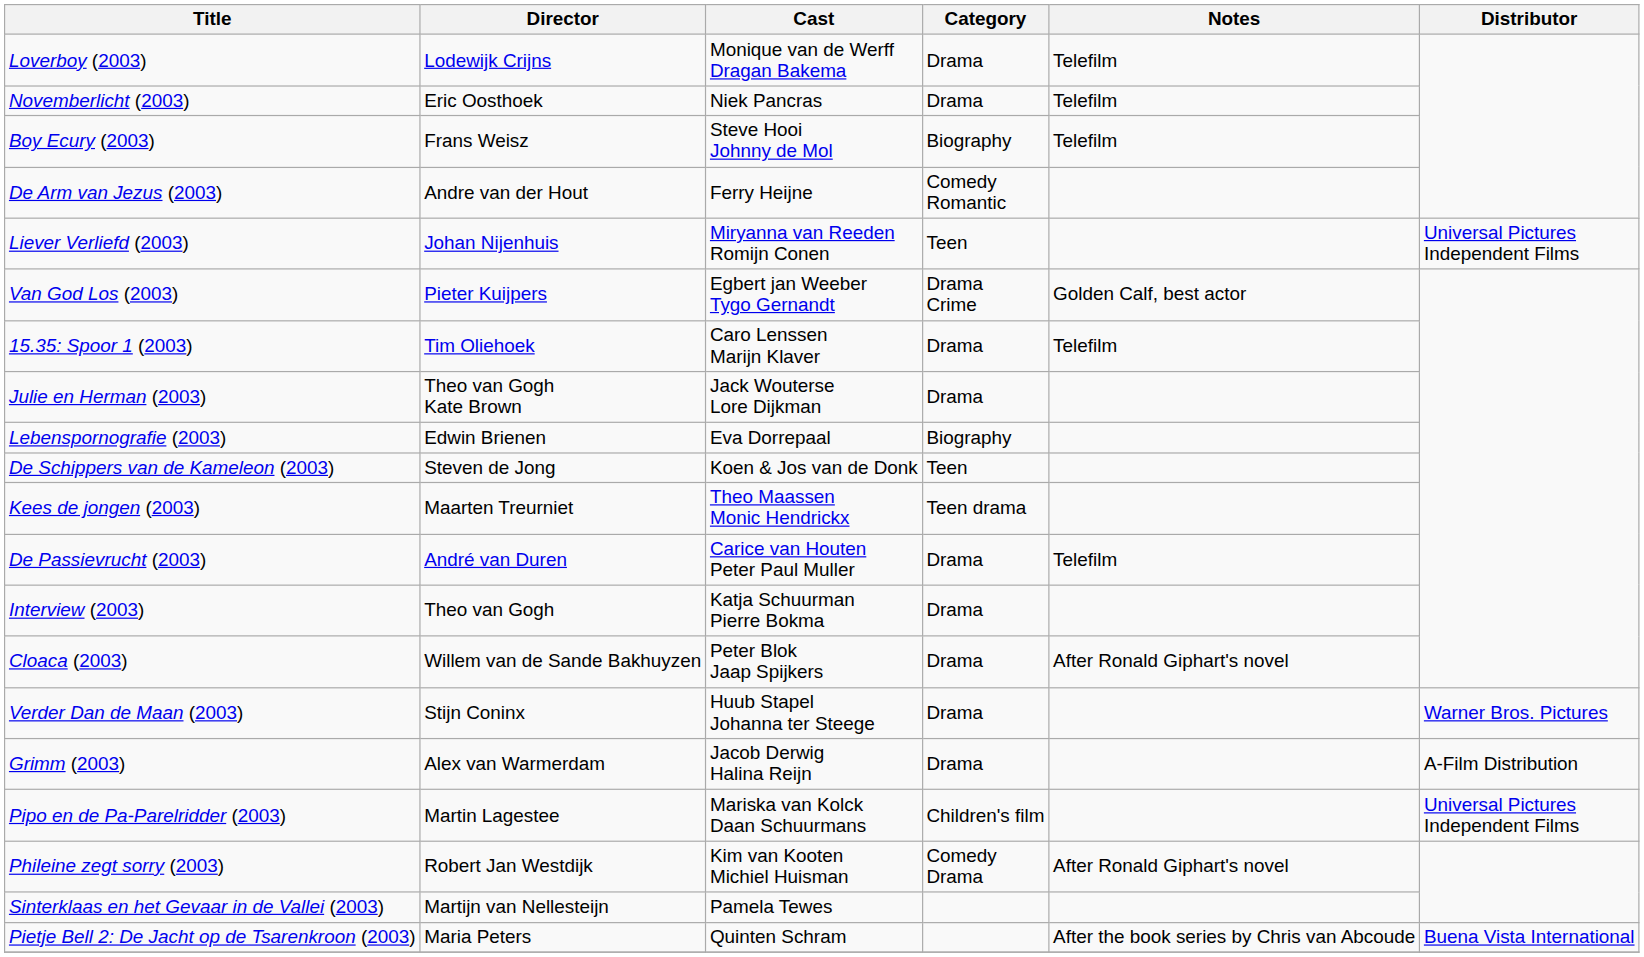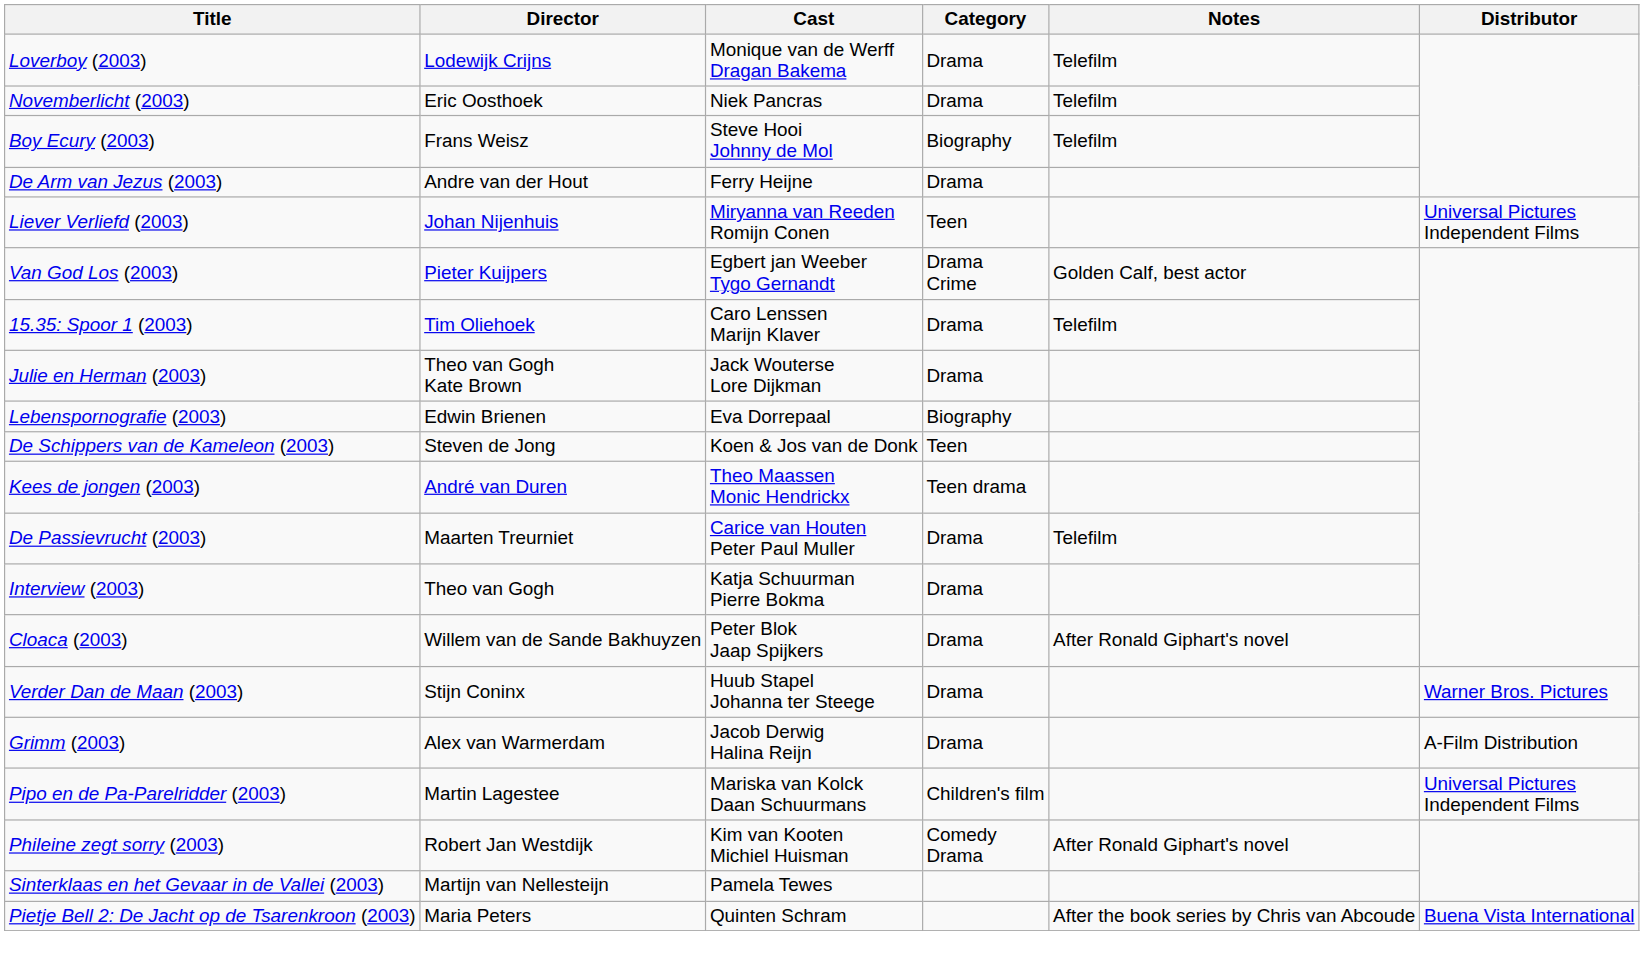(966, 192) Comedy Romantic -> (955, 181) Drama
(499, 508) Maarten Treurniet -> (496, 486) André van Duren
(496, 559) André van Duren -> (499, 538) Maarten Treurniet
